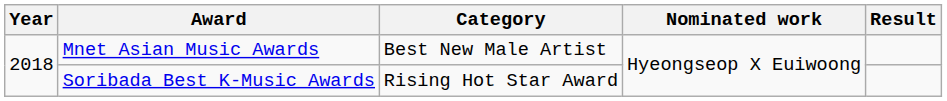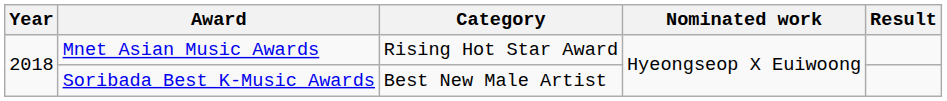(495, 50) Best New Male Artist -> (501, 50) Rising Hot Star Award
(501, 80) Rising Hot Star Award -> (495, 80) Best New Male Artist
